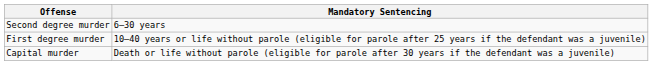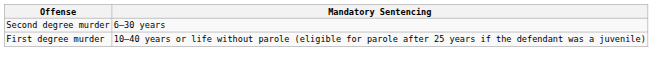- row: (43, 53)
